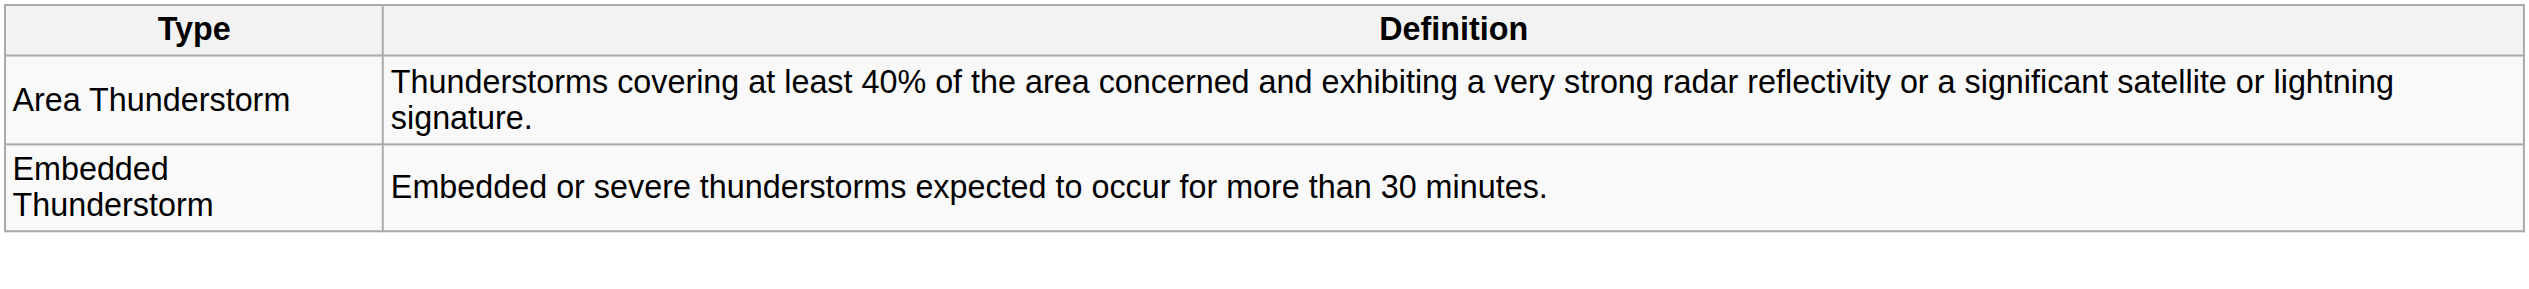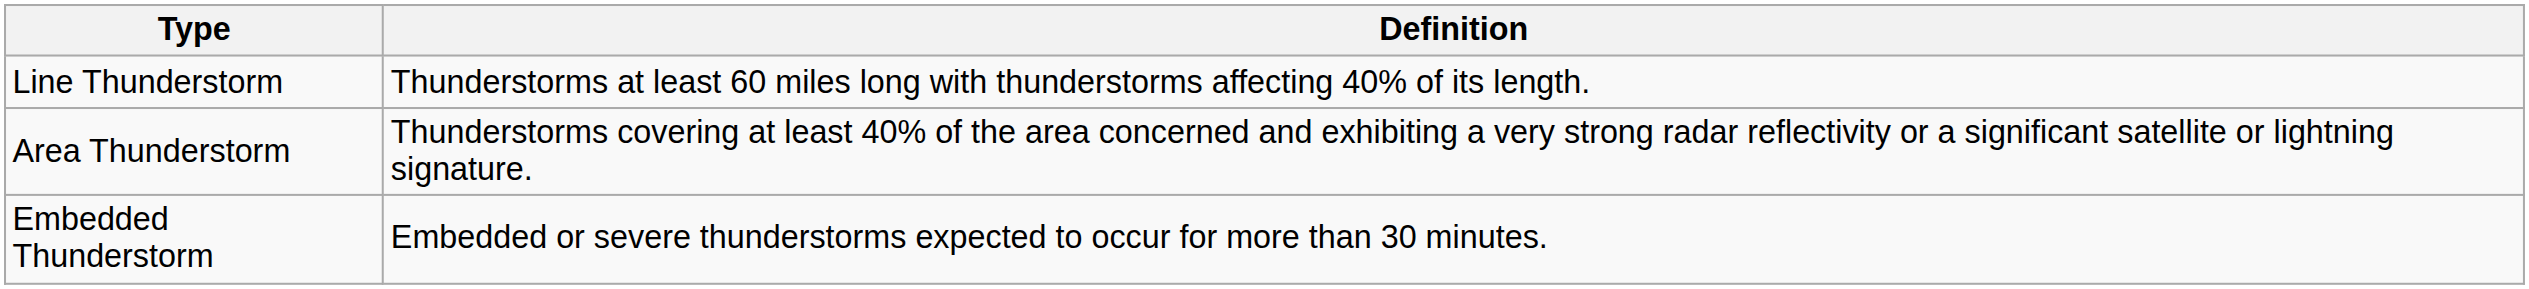+ row: (148, 81)
